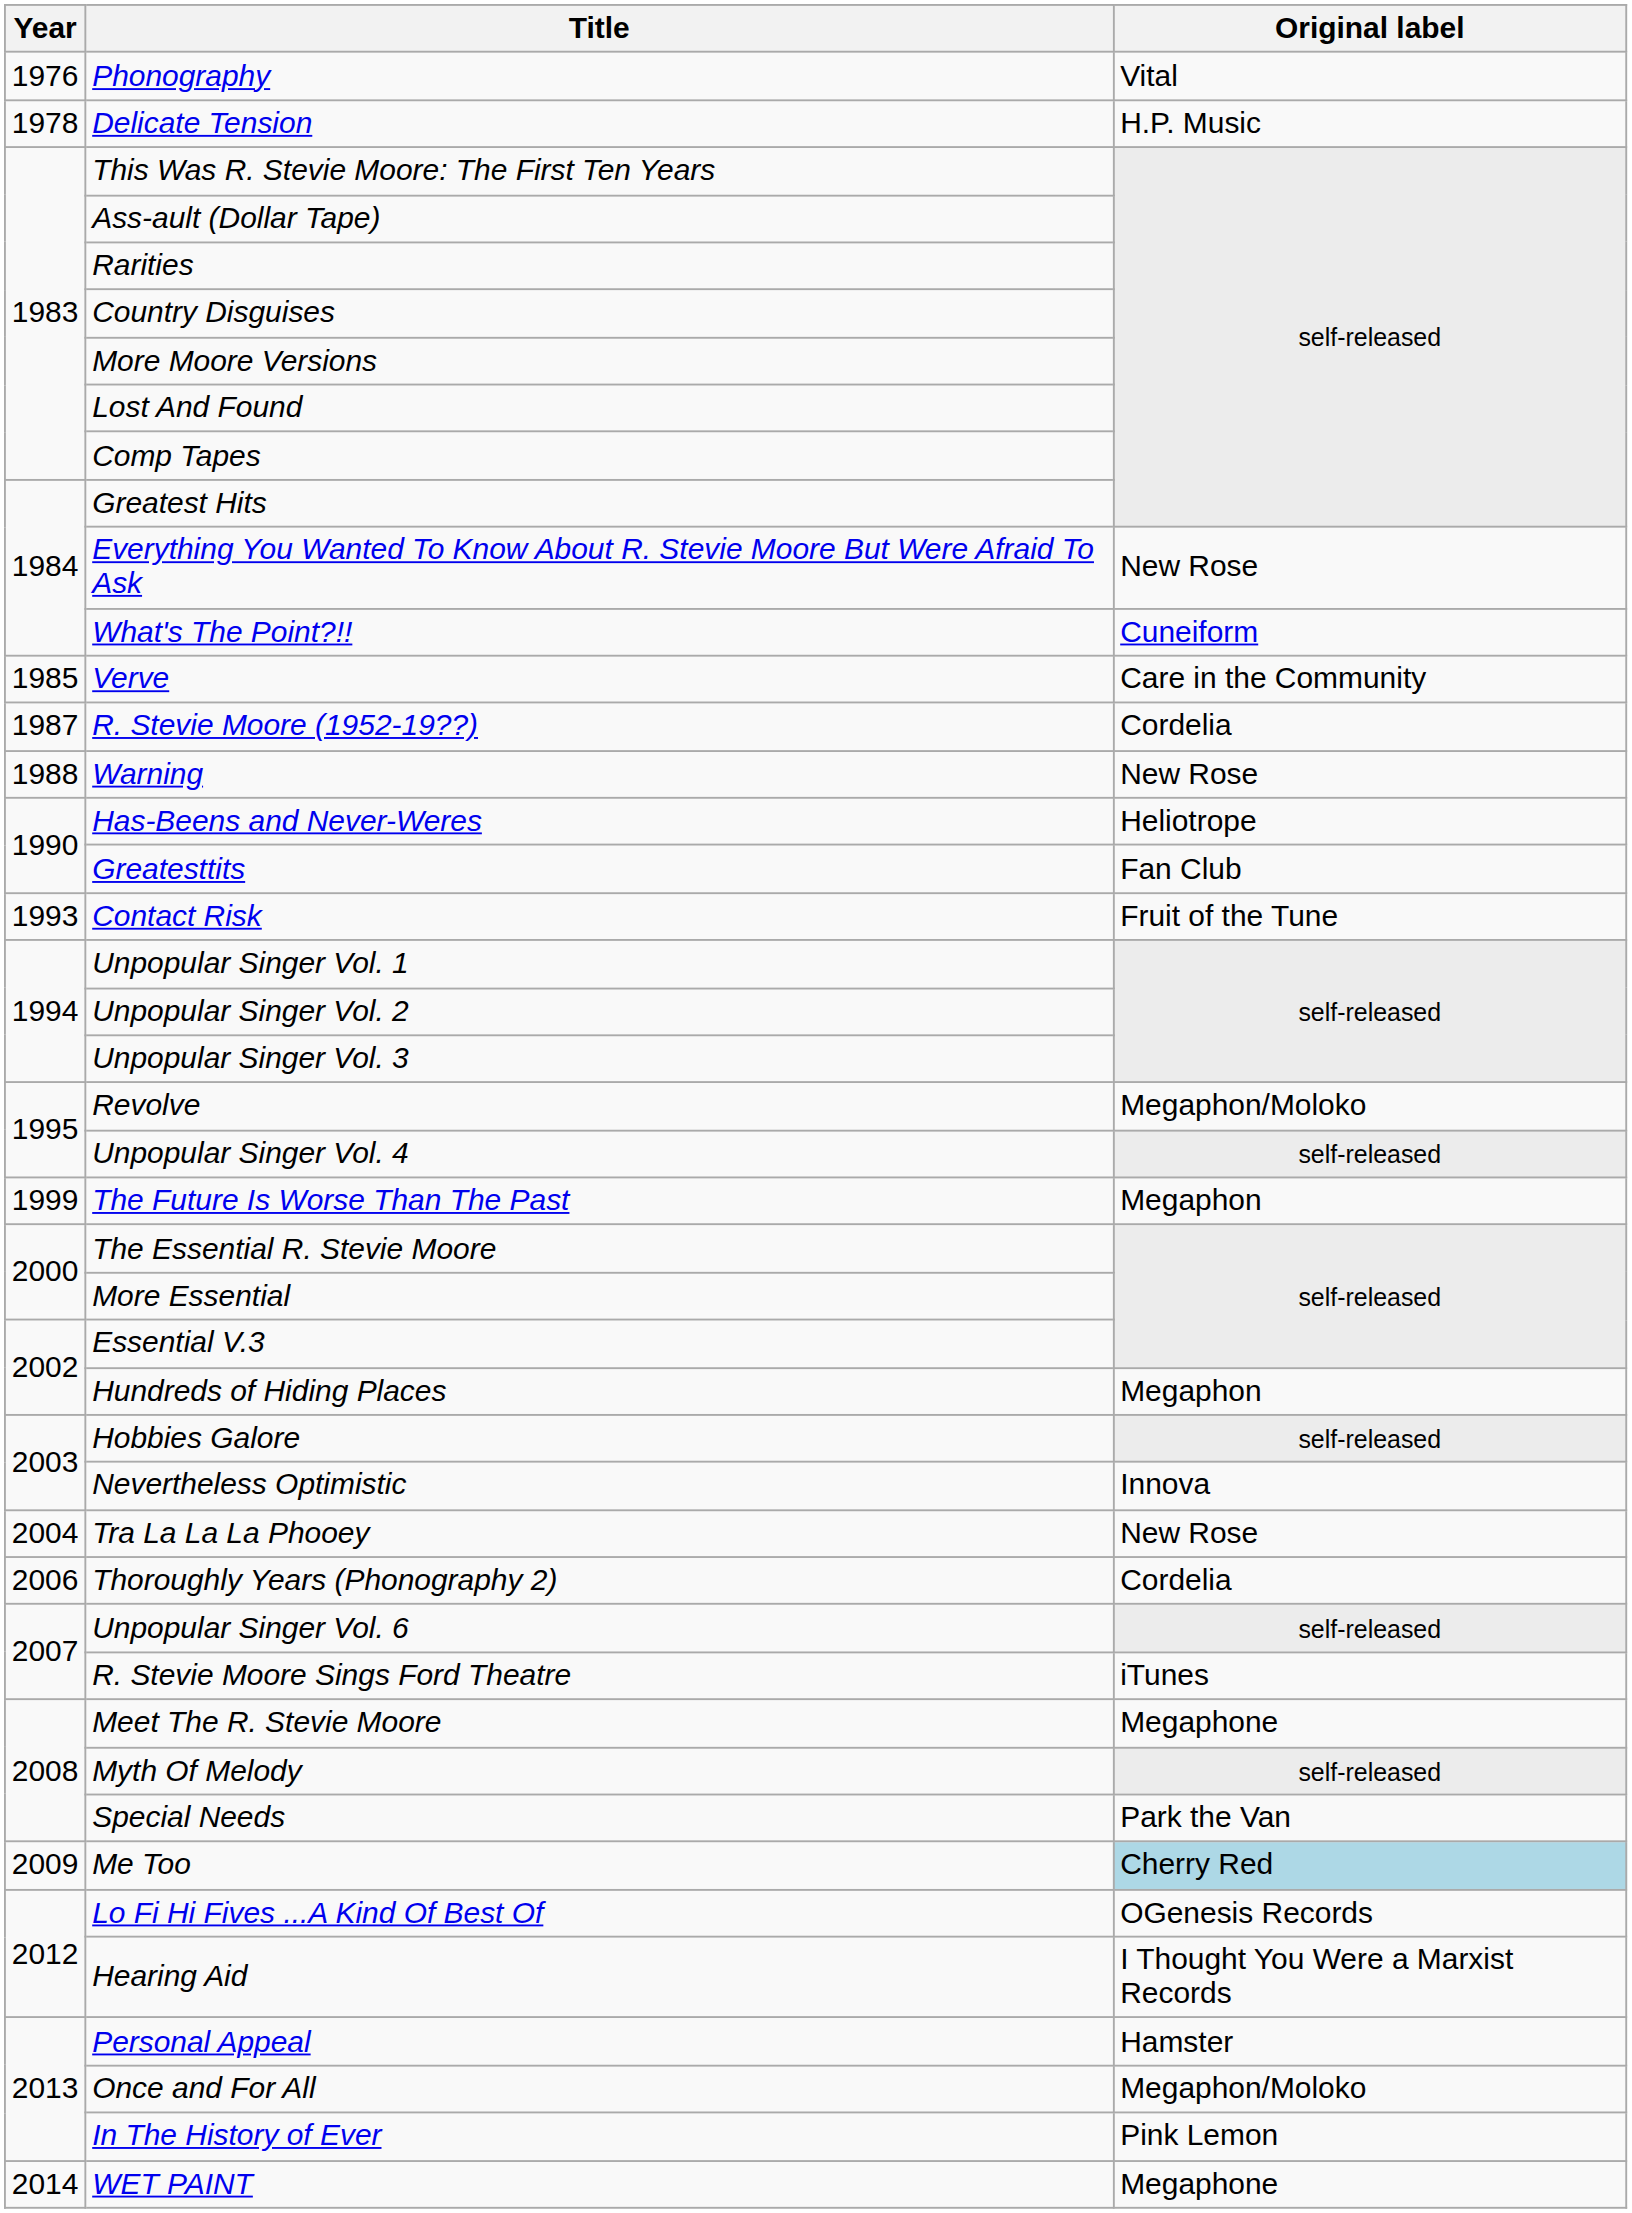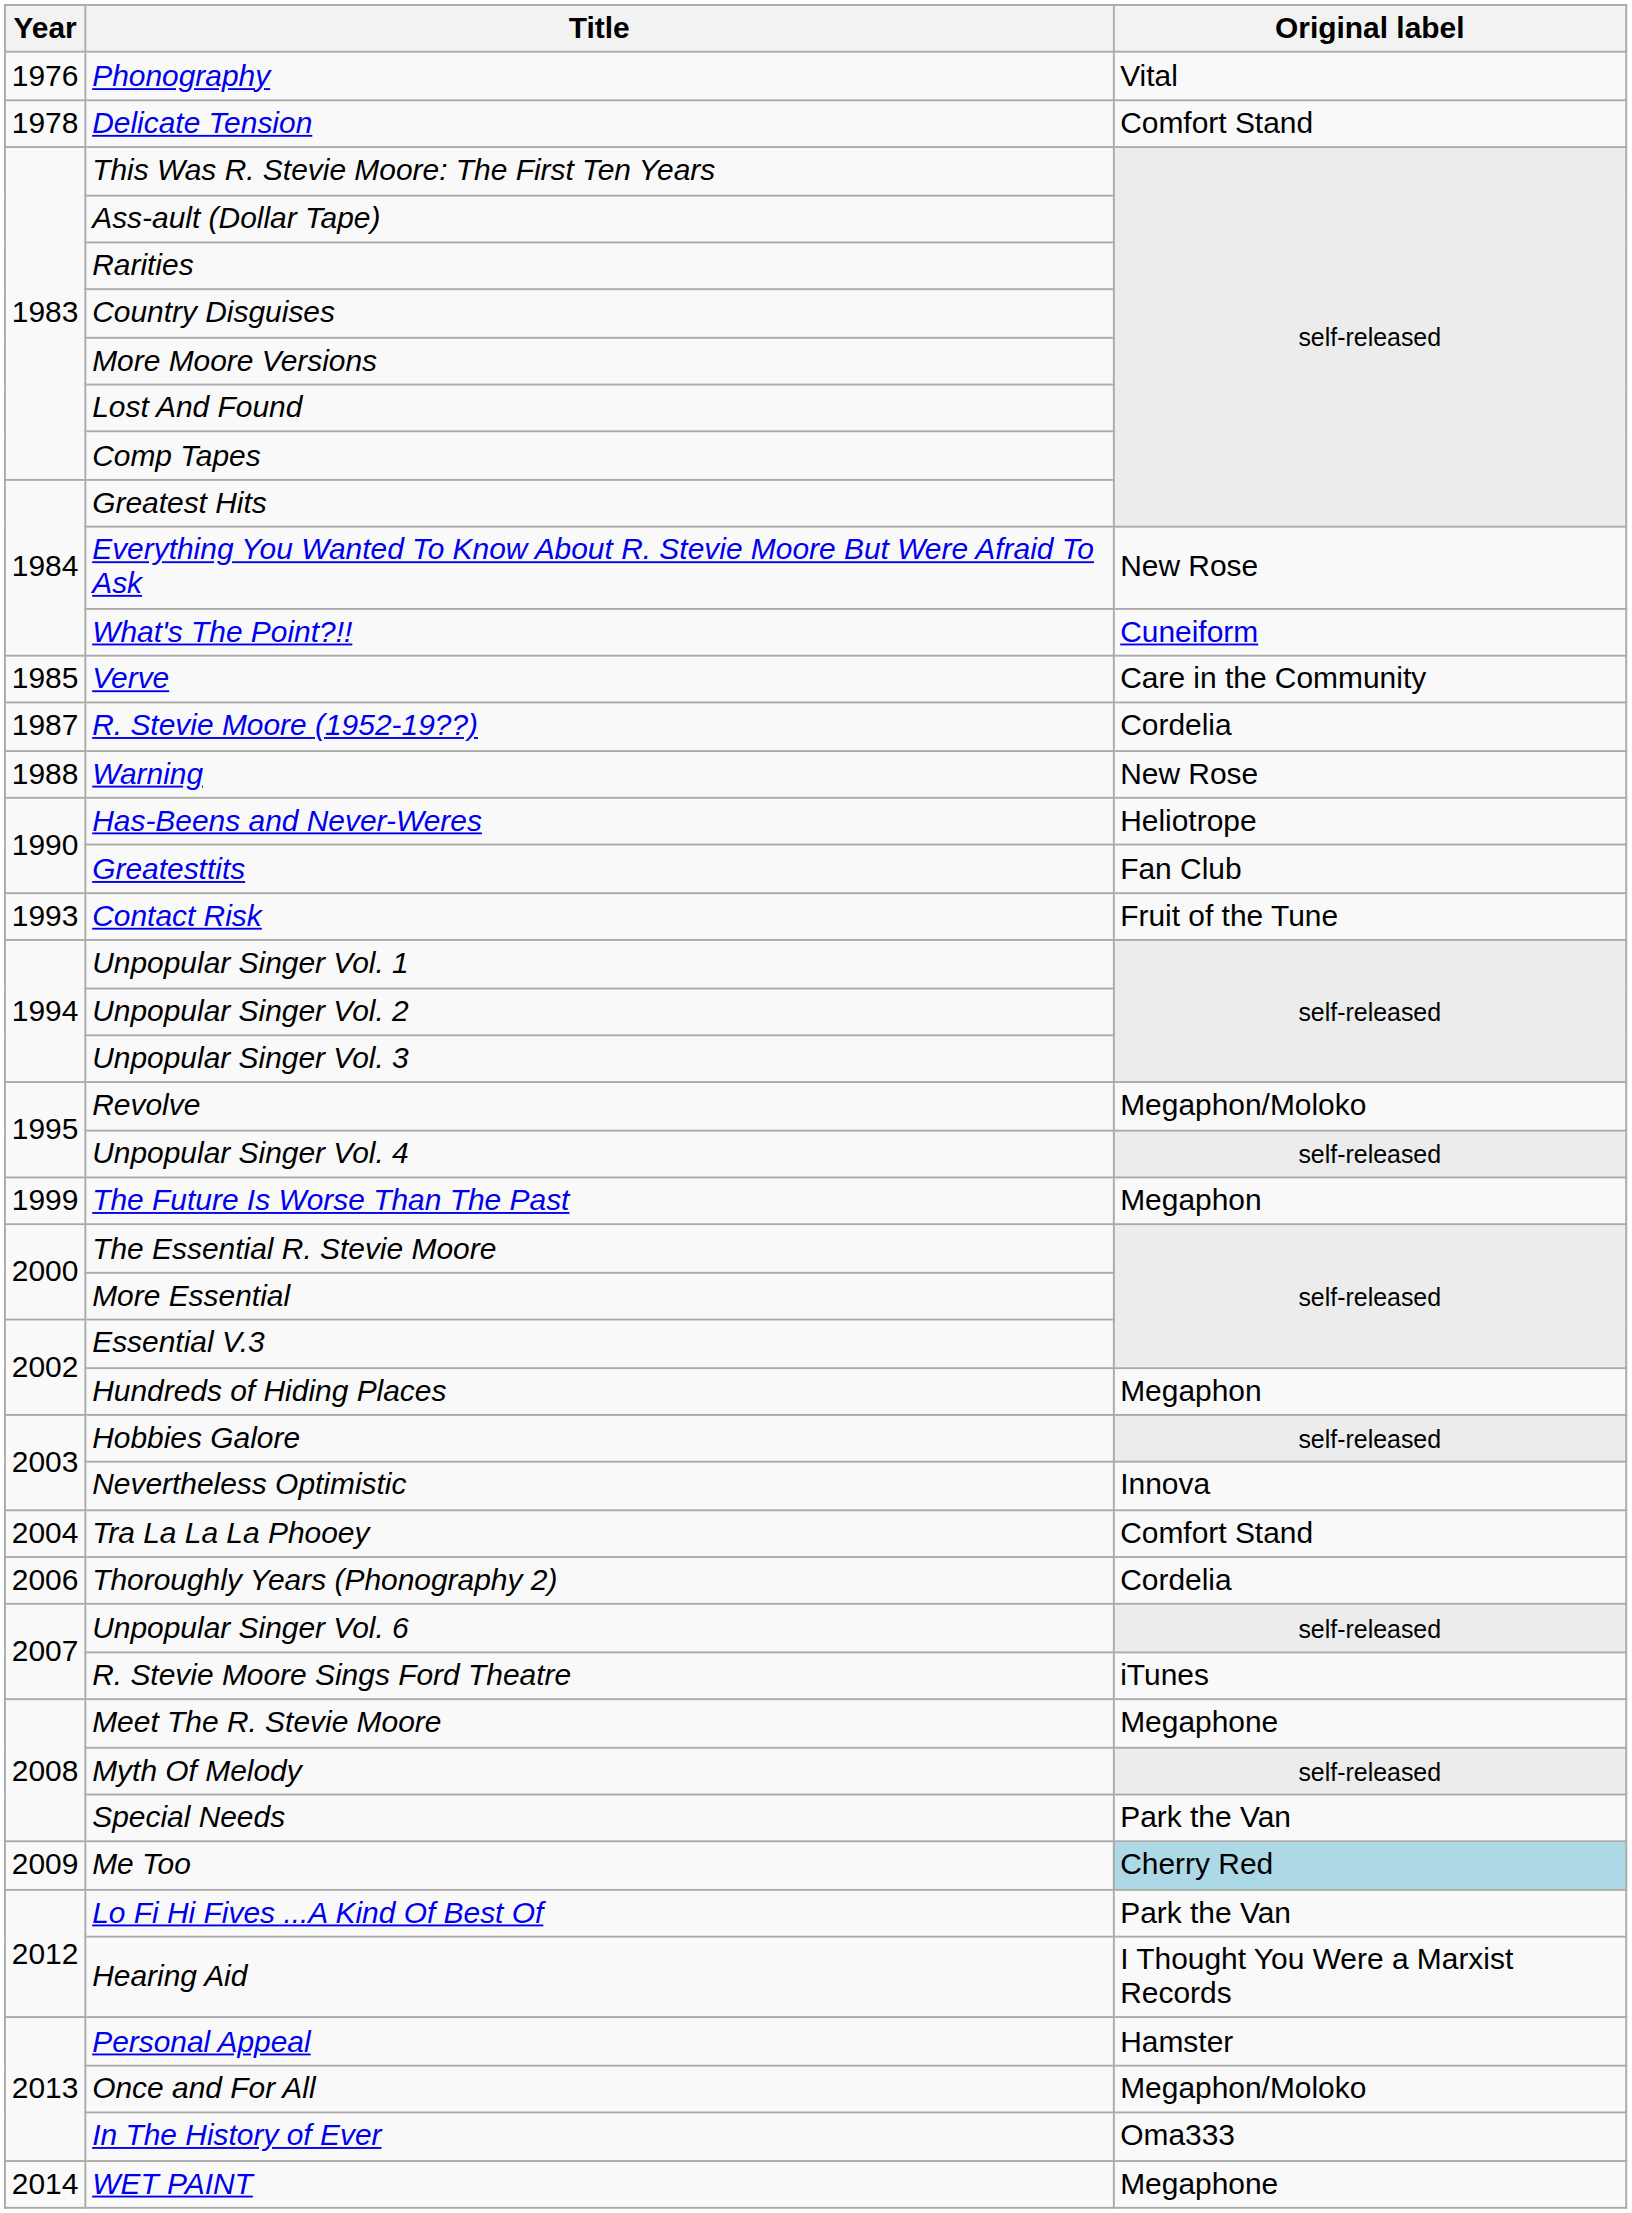(1191, 123) H.P. Music -> (1217, 123) Comfort Stand
(1189, 1532) New Rose -> (1217, 1532) Comfort Stand
(1247, 1912) OGenesis Records -> (1206, 1912) Park the Van
(1199, 2135) Pink Lemon -> (1178, 2135) Oma333
